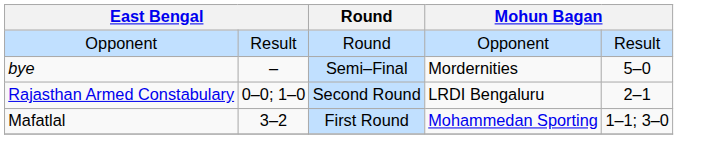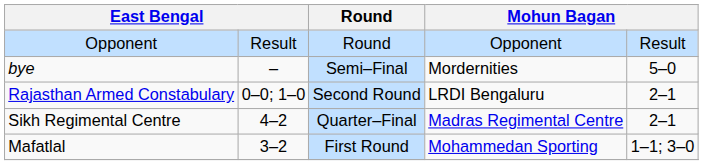+ row: (94, 120)
